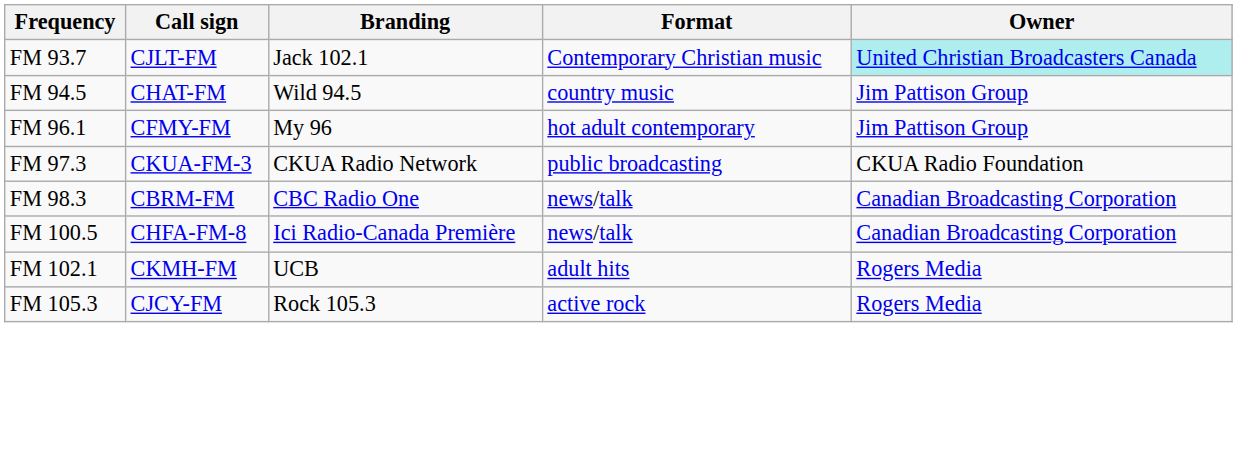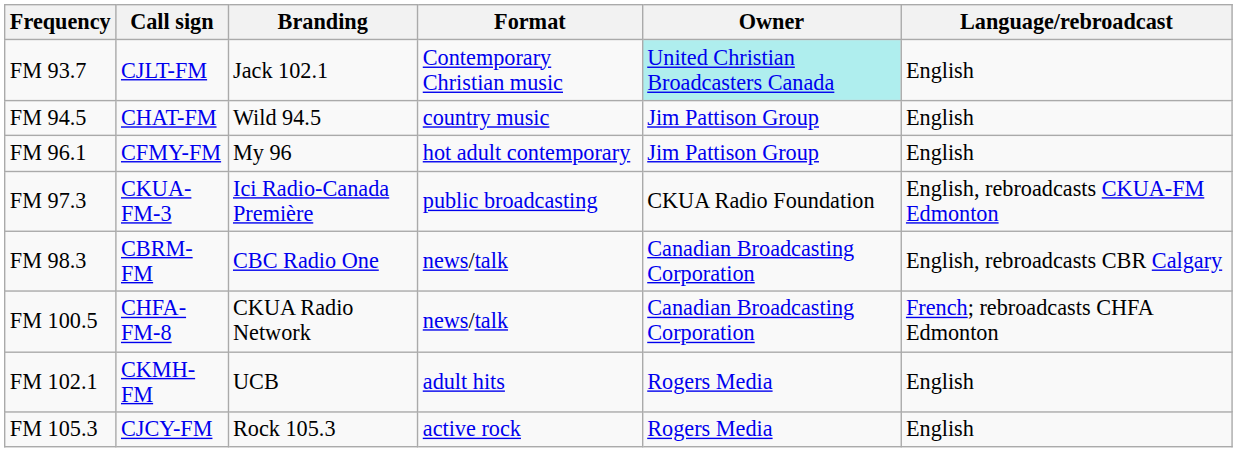+ column: (1066, 22)
(375, 163) CKUA Radio Network -> (311, 200) Ici Radio-Canada Première
(394, 233) Ici Radio-Canada Première -> (293, 321) CKUA Radio Network
